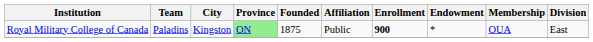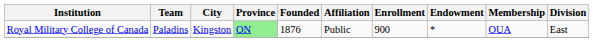(290, 29) 1875 -> (290, 29) 1876
(382, 29) bold -> (382, 29) normal
